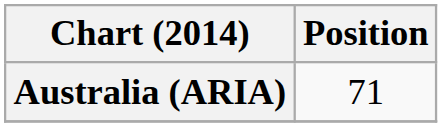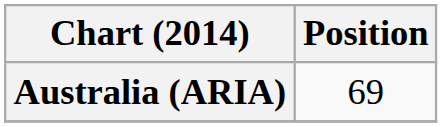(366, 91) 71 -> (366, 91) 69
